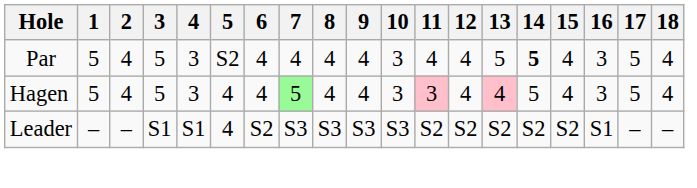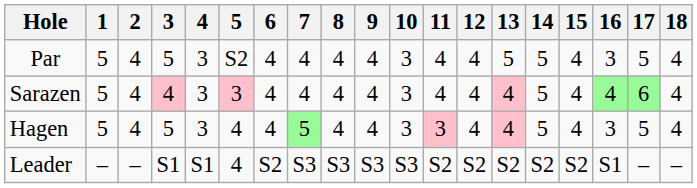(534, 57) bold -> (542, 57) normal
+ row: (45, 93)
